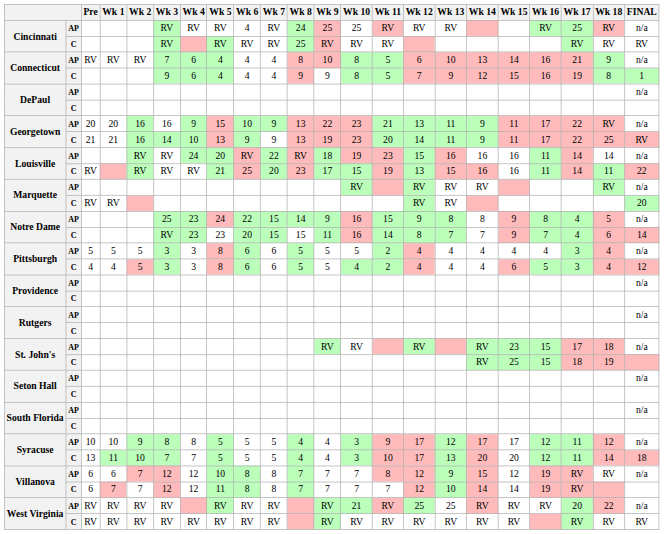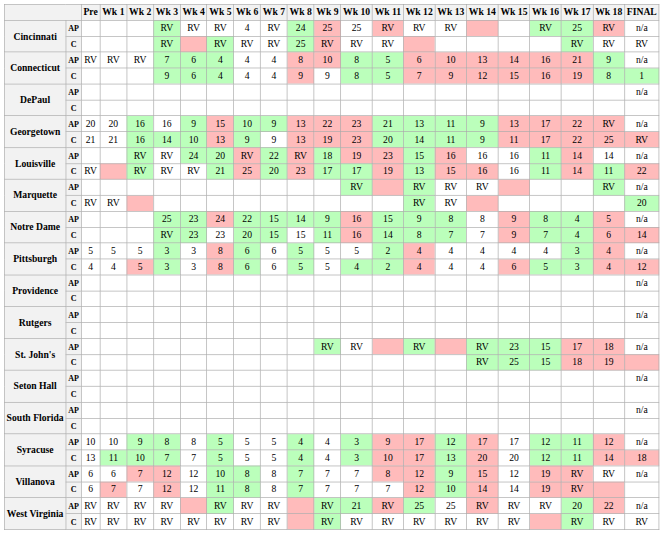(514, 124) 11 -> (514, 124) 13
(357, 171) 15 -> (357, 171) 17
